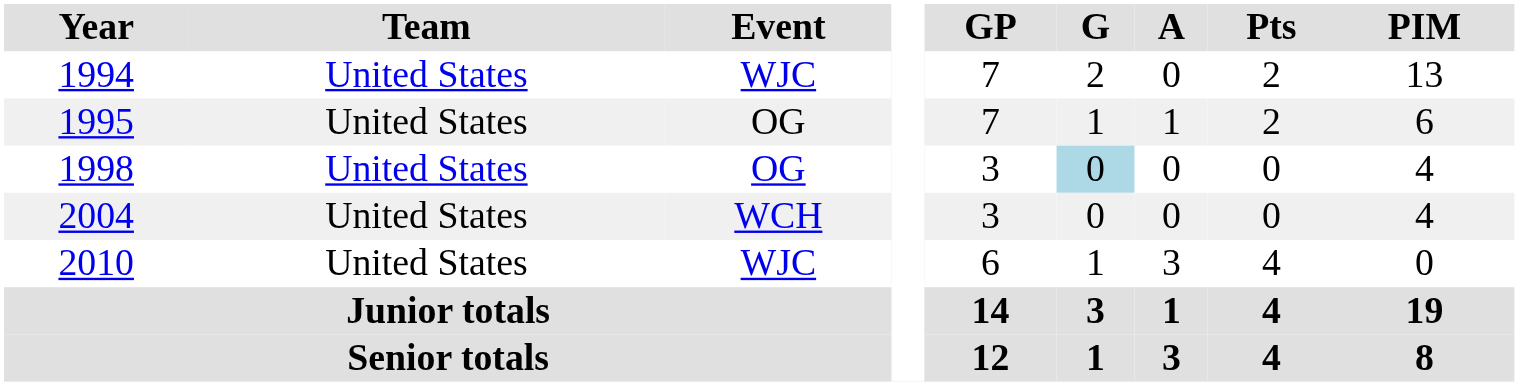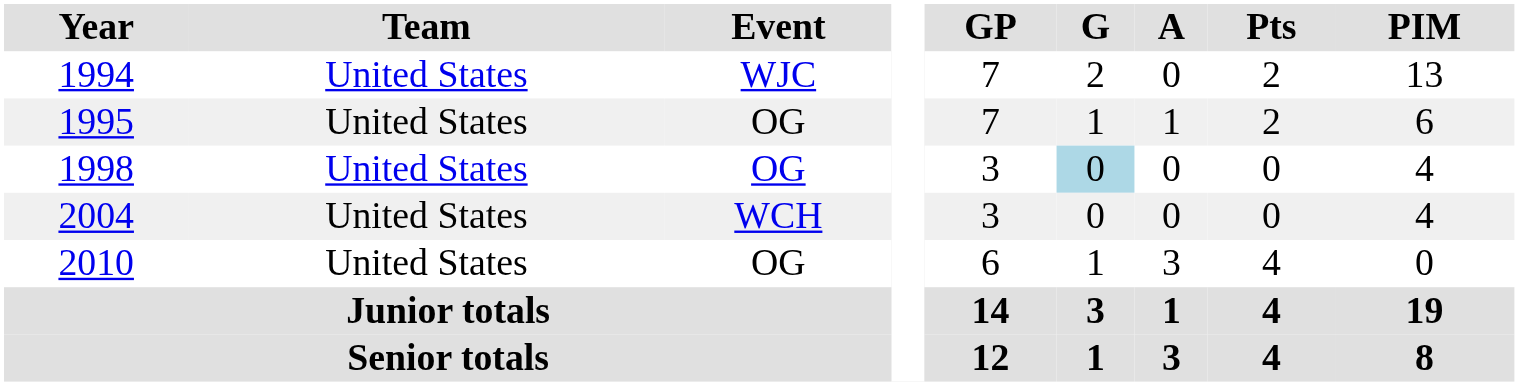(778, 262) WJC -> (778, 262) OG
